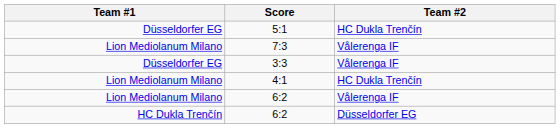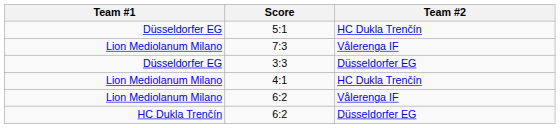(368, 64) Vålerenga IF -> (377, 64) Düsseldorfer EG
